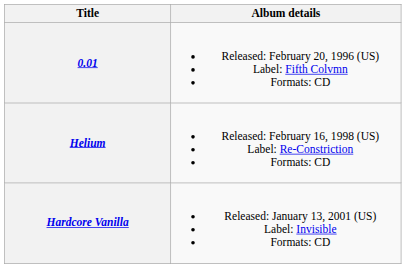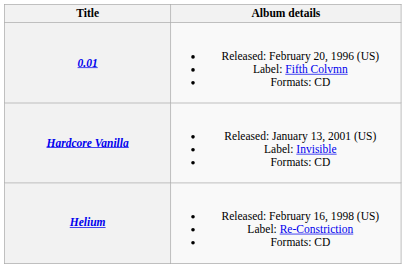rows swapped: (88, 143) <-> (88, 223)
